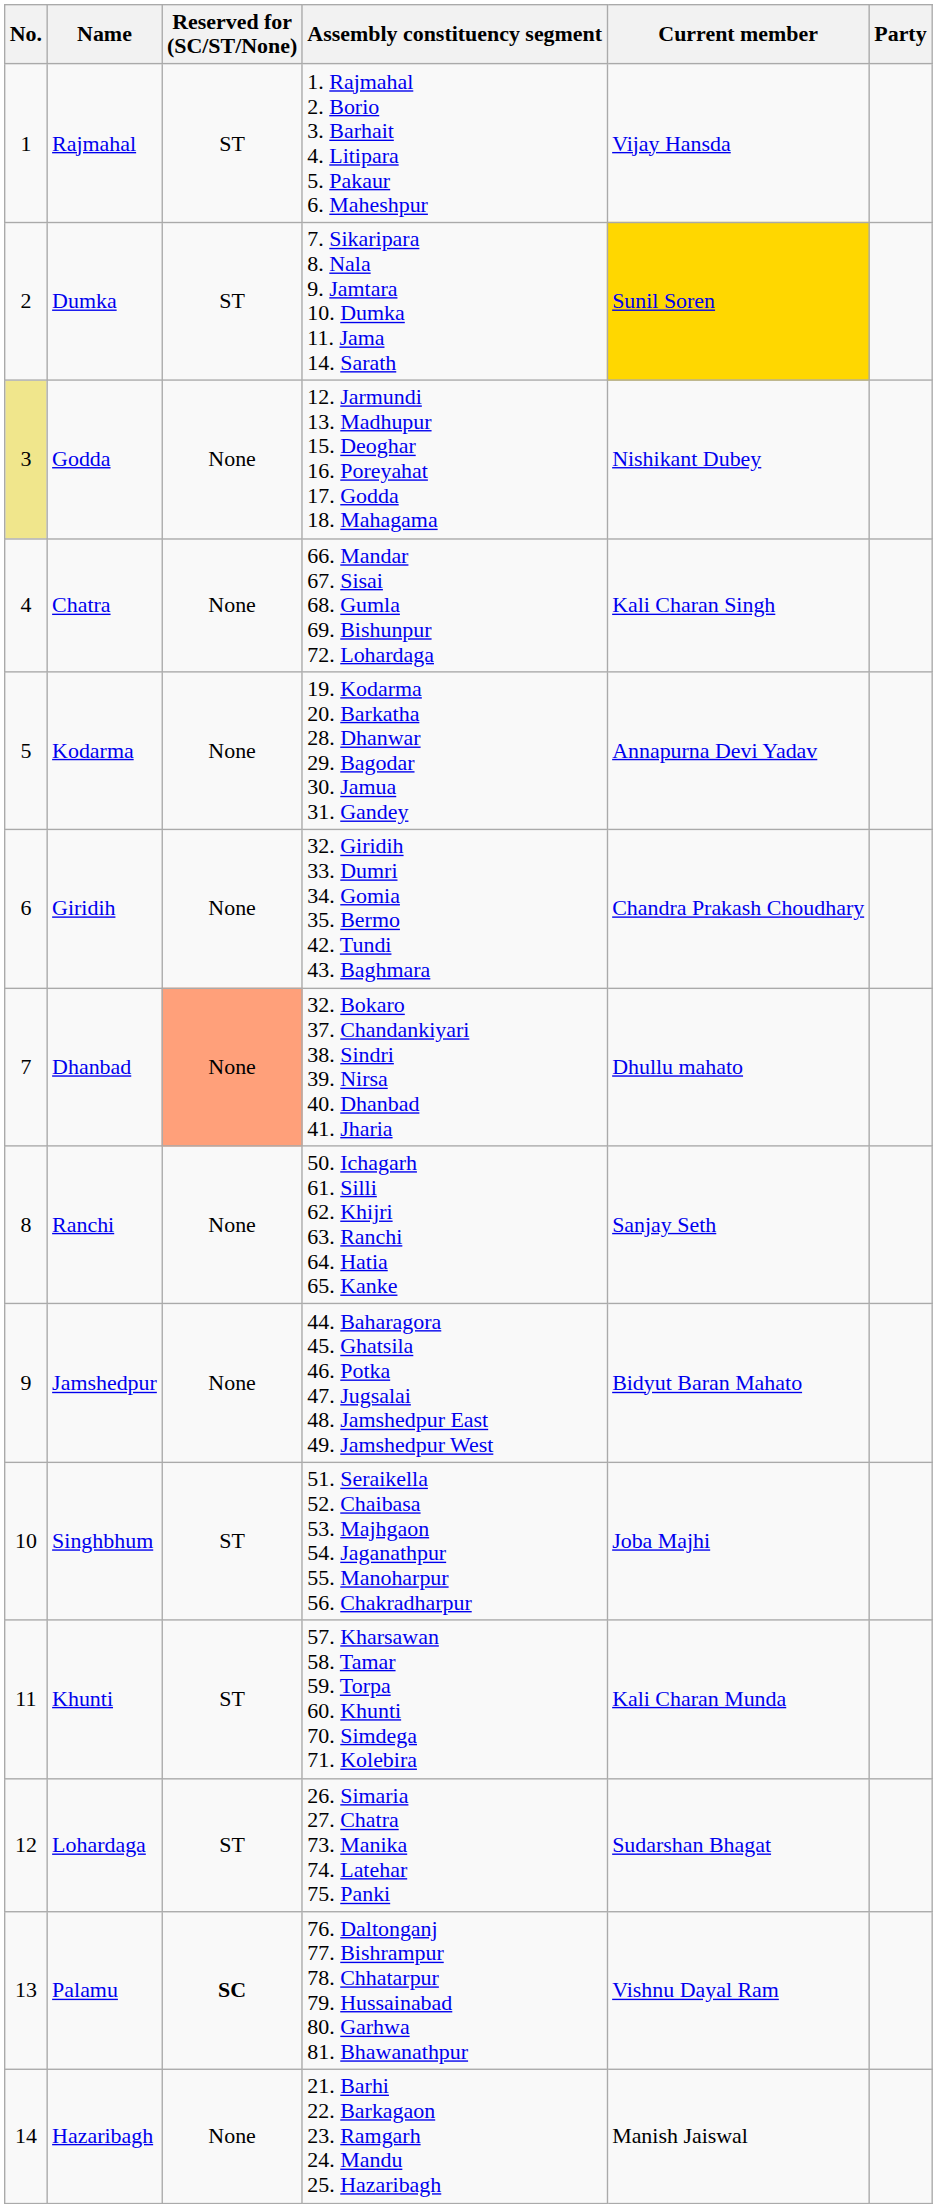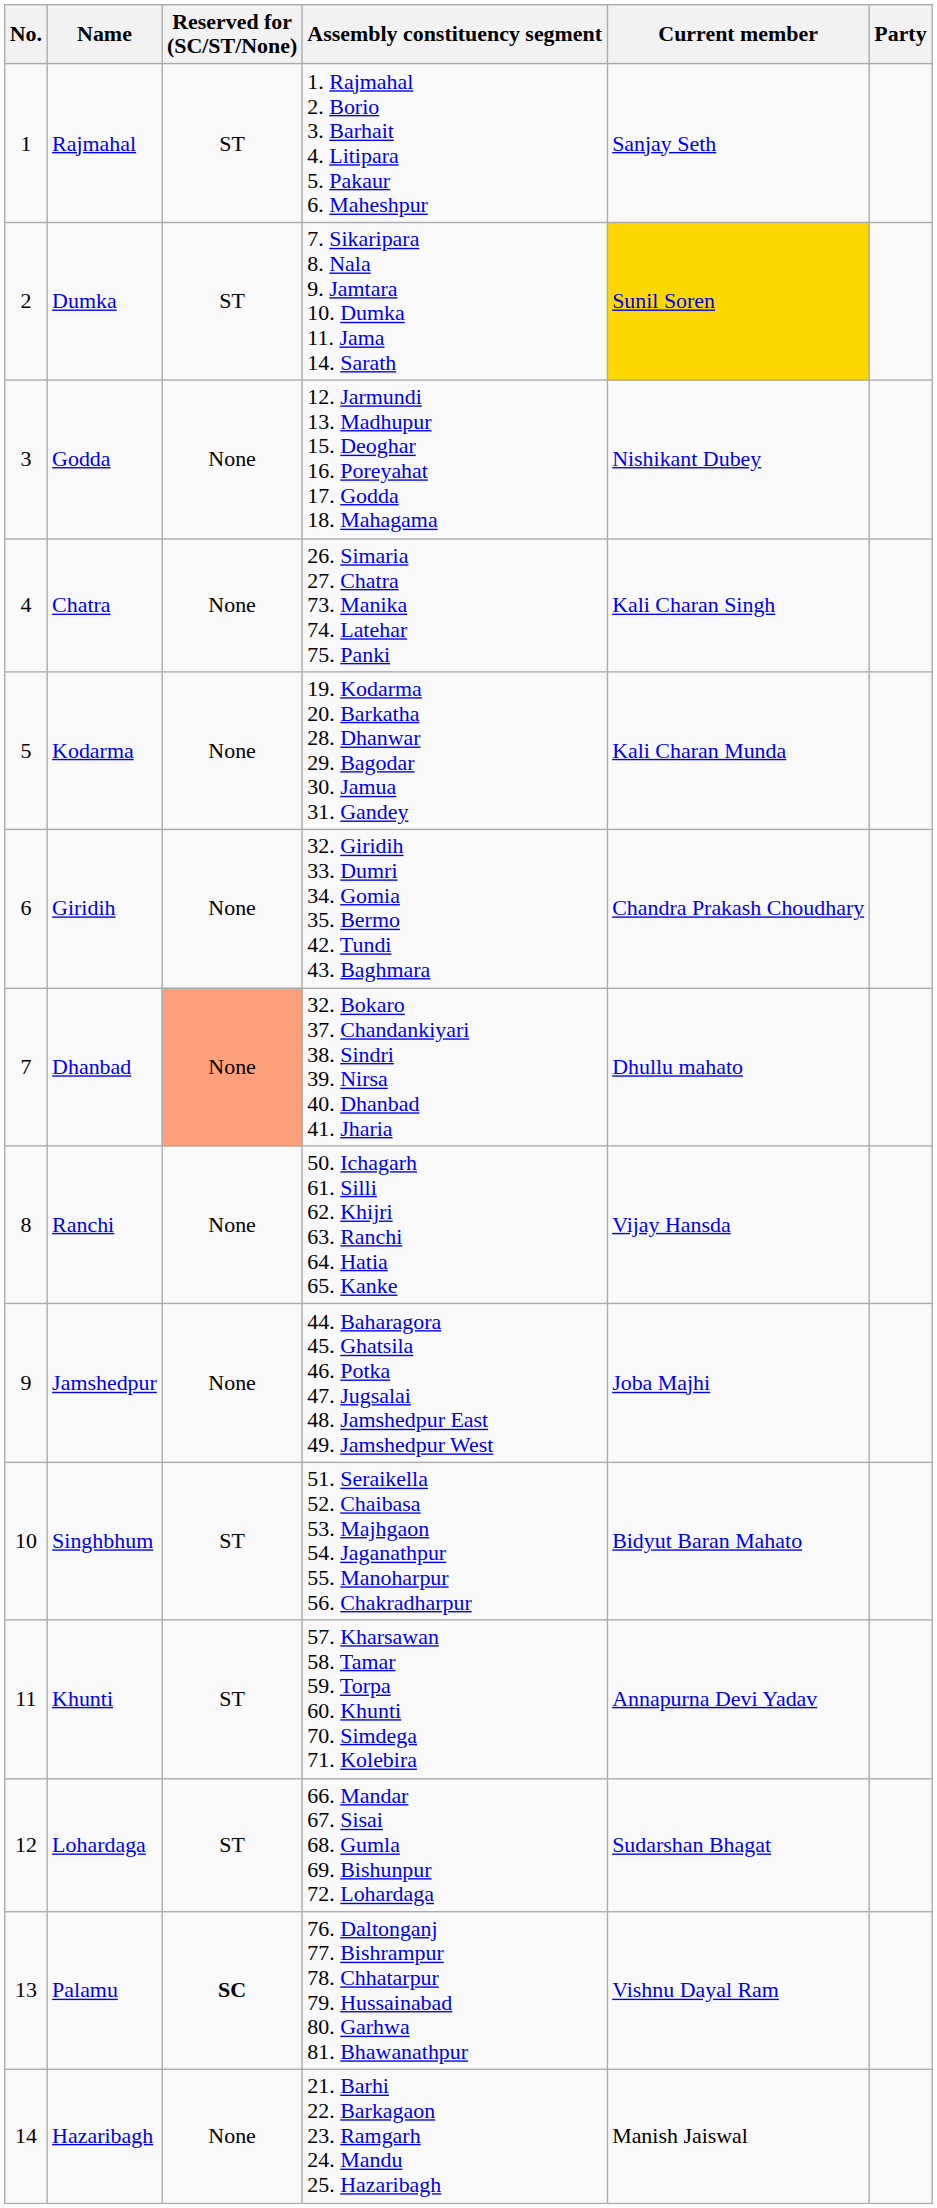(671, 142) Vijay Hansda -> (664, 142) Sanjay Seth
(26, 459) khaki background -> (26, 459) no background
(371, 604) 66. Mandar 67. Sisai 68. Gumla 69. Bishunpur 72. Lohardaga -> (358, 604) 26. Simaria 27. Chatra 73. Manika 74. Latehar 75. Panki
(715, 750) Annapurna Devi Yadav -> (699, 750) Kali Charan Munda
(664, 1224) Sanjay Seth -> (671, 1224) Vijay Hansda
(707, 1382) Bidyut Baran Mahato -> (661, 1382) Joba Majhi
(661, 1540) Joba Majhi -> (707, 1540) Bidyut Baran Mahato
(699, 1698) Kali Charan Munda -> (715, 1698) Annapurna Devi Yadav
(358, 1844) 26. Simaria 27. Chatra 73. Manika 74. Latehar 75. Panki -> (371, 1844) 66. Mandar 67. Sisai 68. Gumla 69. Bishunpur 72. Lohardaga
